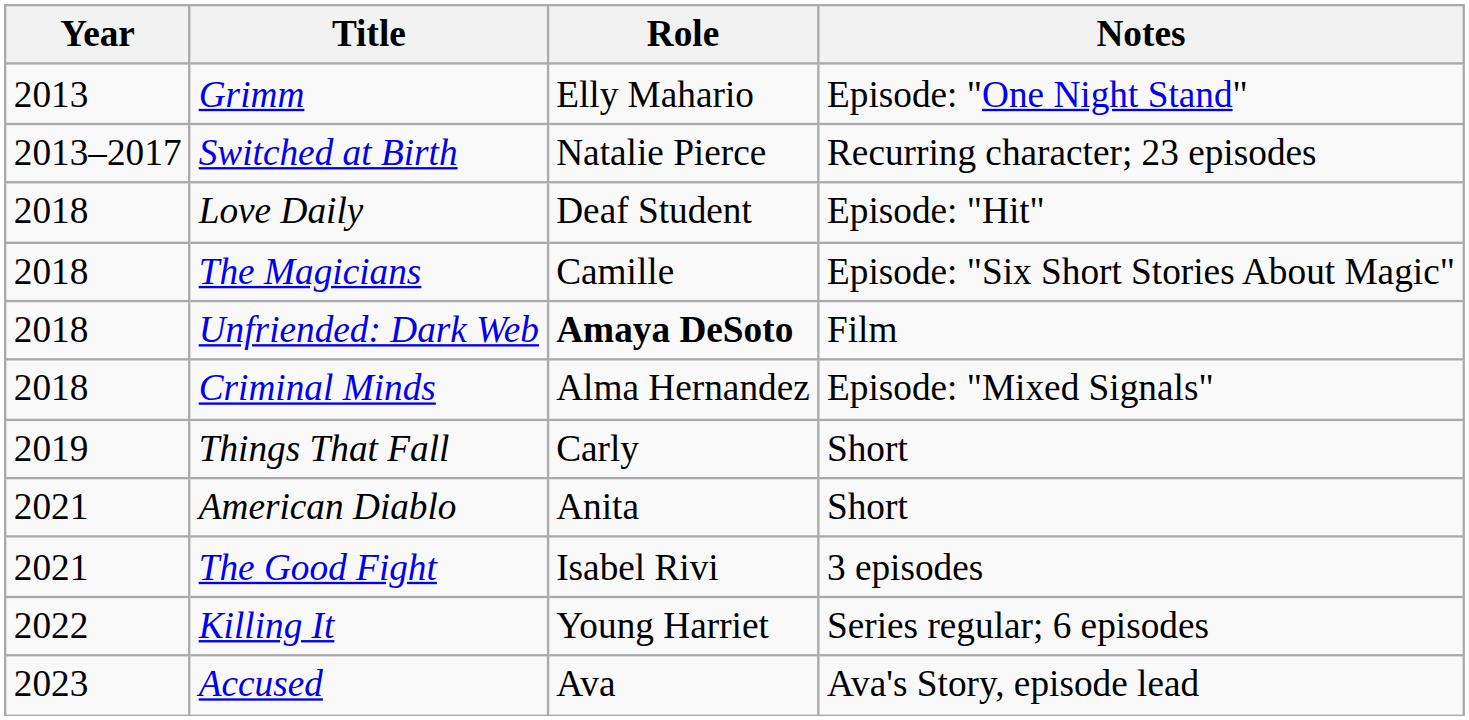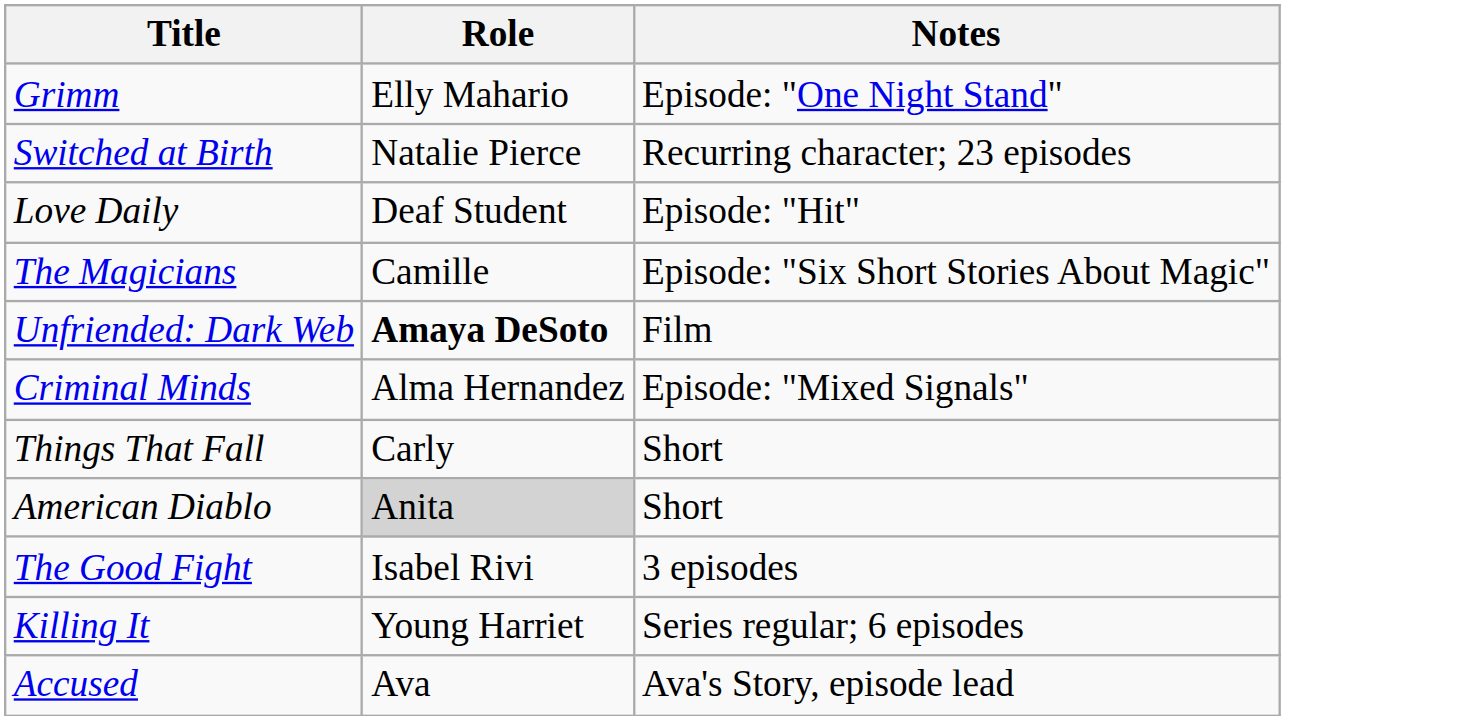- column: (98, 34)
(598, 507) no background -> (413, 507) lightgrey background
